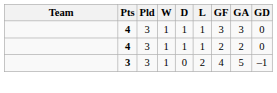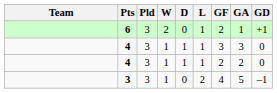+ row: (128, 29)
